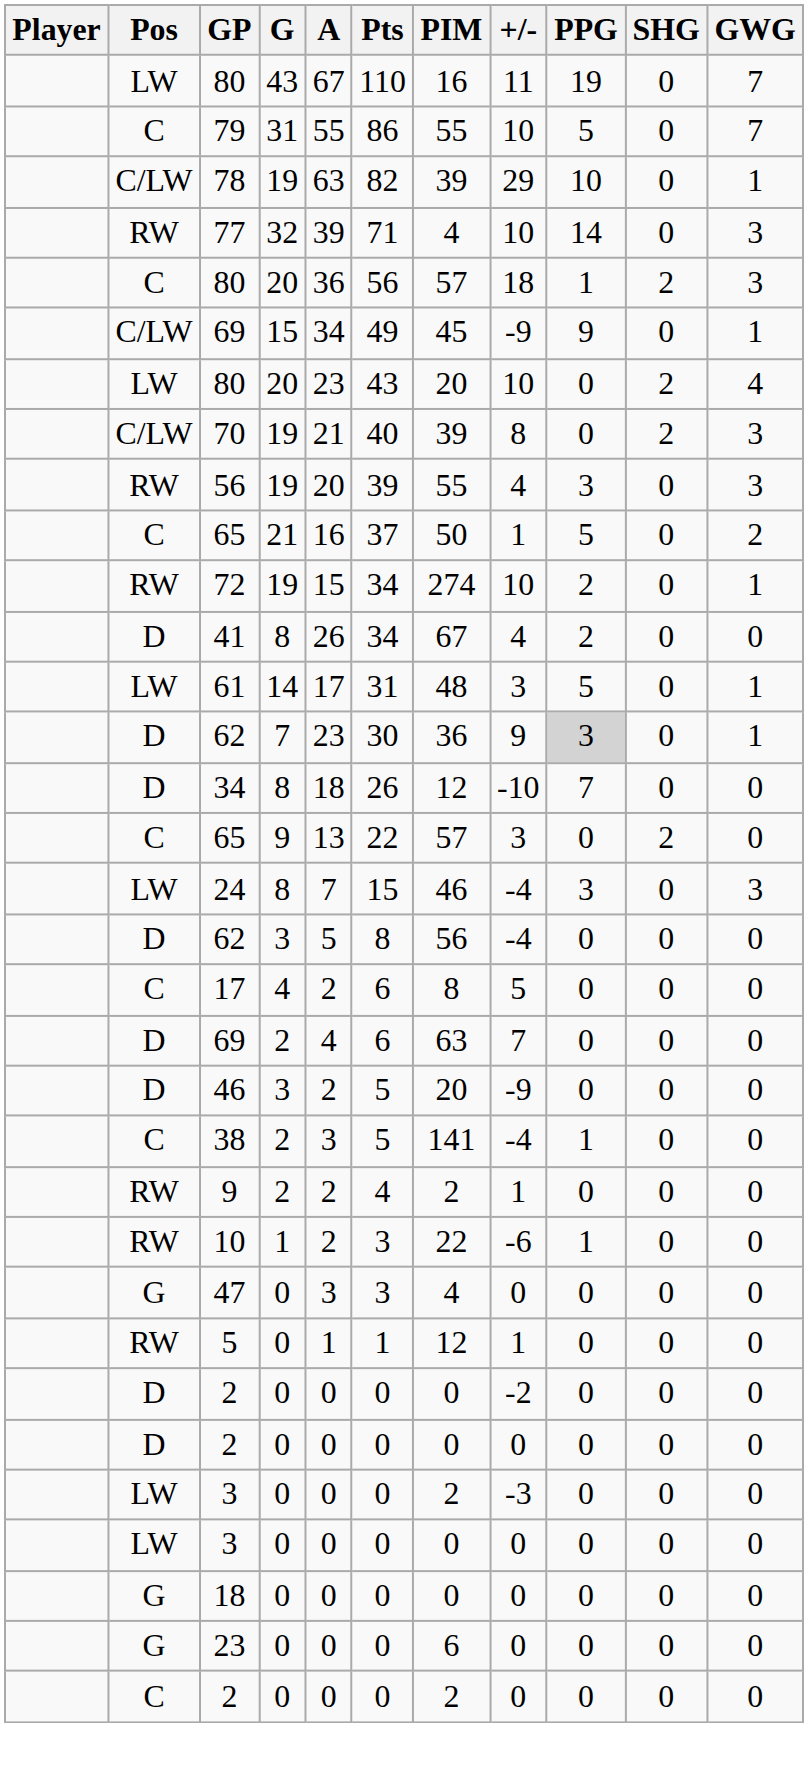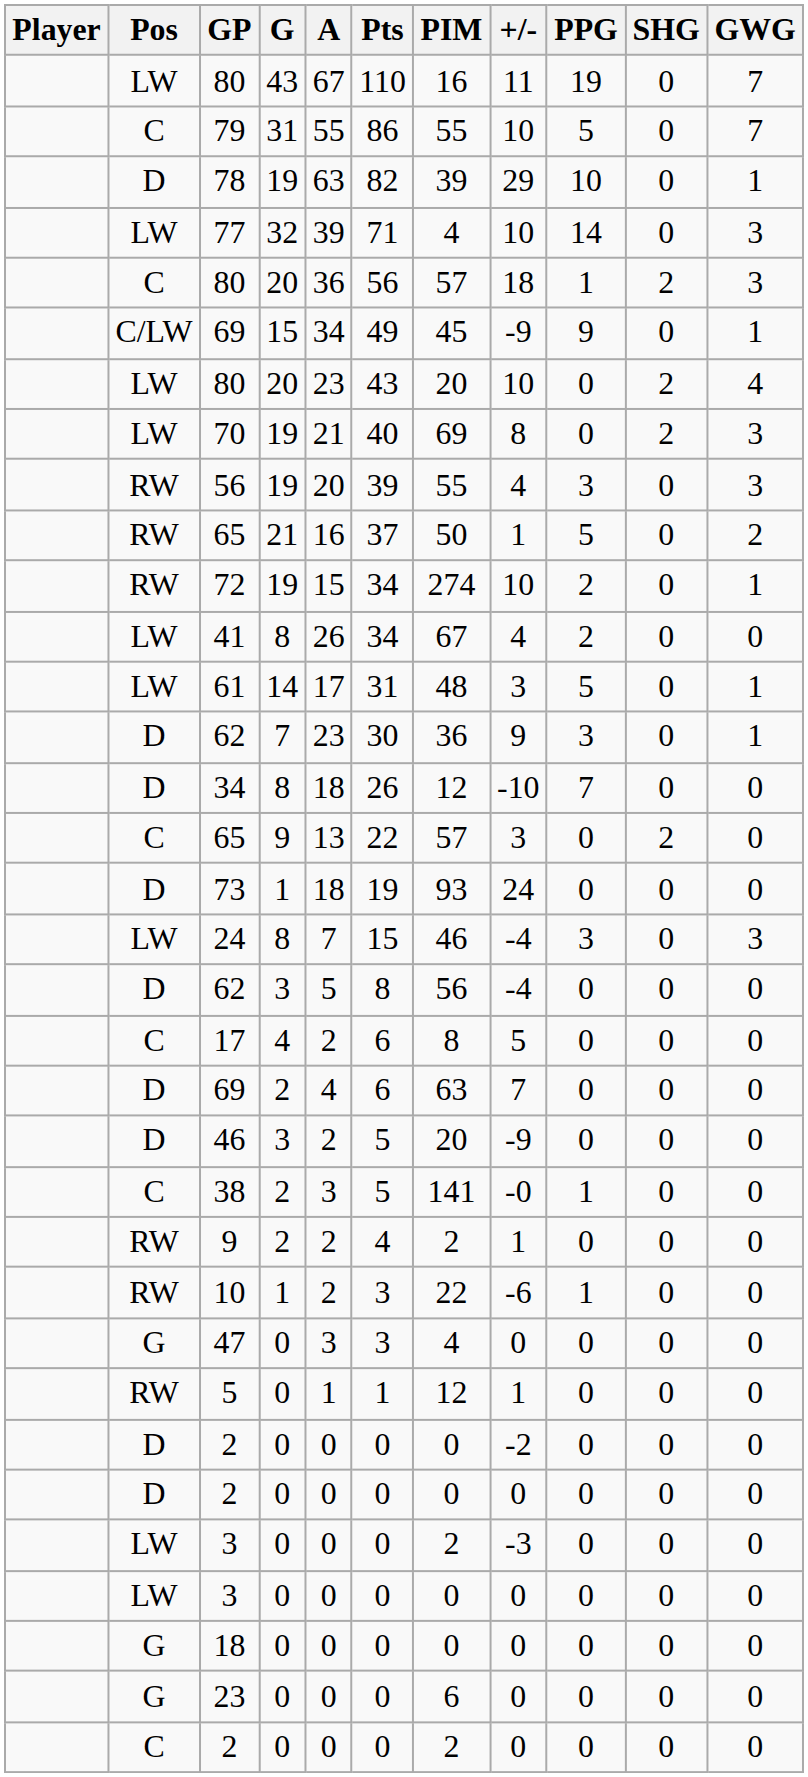(154, 181) C/LW -> (154, 181) D
(154, 231) RW -> (154, 231) LW
(154, 433) C/LW -> (154, 433) LW
(451, 433) 39 -> (451, 433) 69
(154, 534) C -> (154, 534) RW
(154, 635) D -> (154, 635) LW
(586, 736) lightgrey background -> (586, 736) no background
+ row: (229, 888)
(518, 1140) -4 -> (518, 1191) -0
